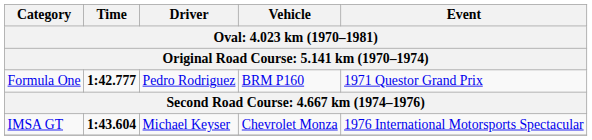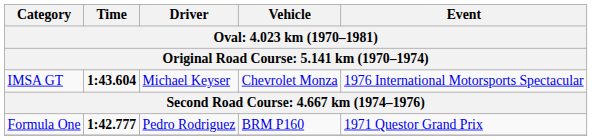rows swapped: (44, 80) <-> (35, 124)
